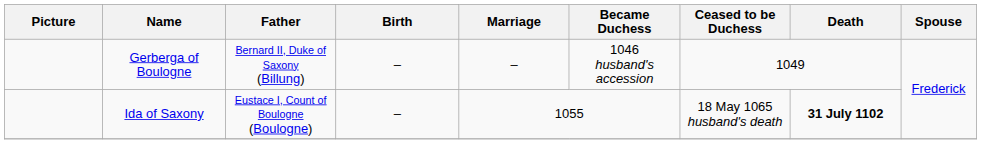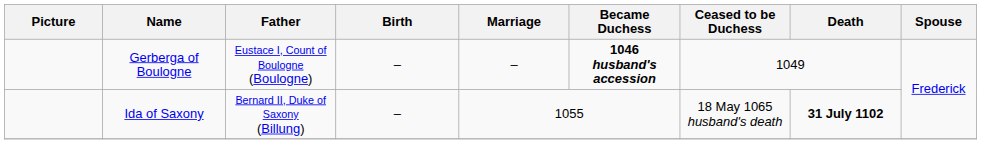(281, 65) Bernard II, Duke of Saxony (Billung) -> (281, 65) Eustace I, Count of Boulogne (Boulogne)
(625, 64) normal -> (625, 64) bold
(281, 115) Eustace I, Count of Boulogne (Boulogne) -> (281, 115) Bernard II, Duke of Saxony (Billung)
